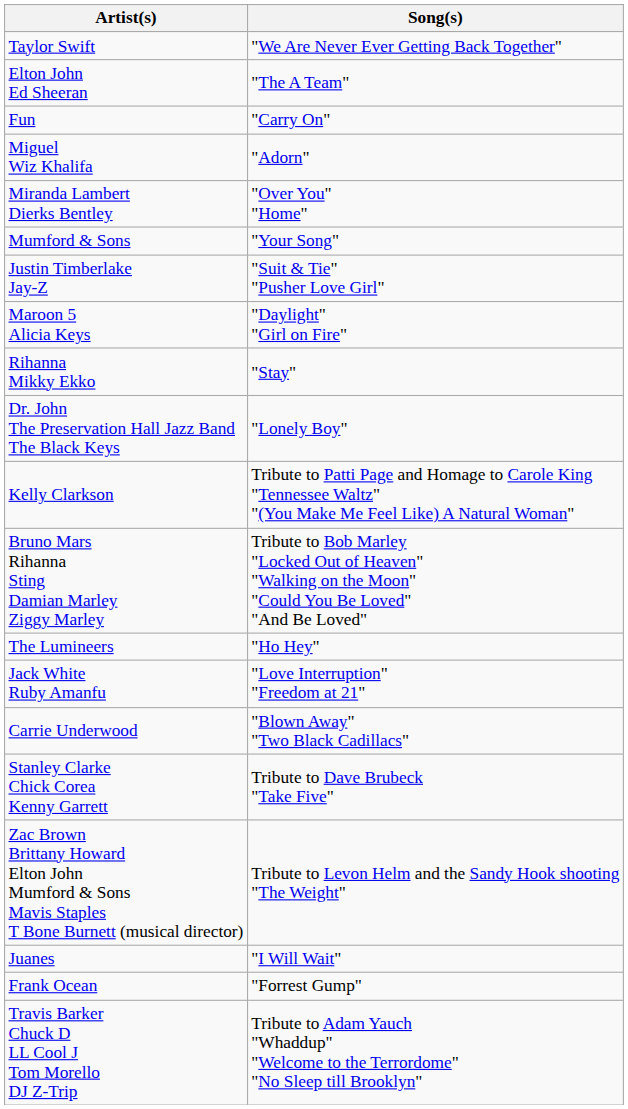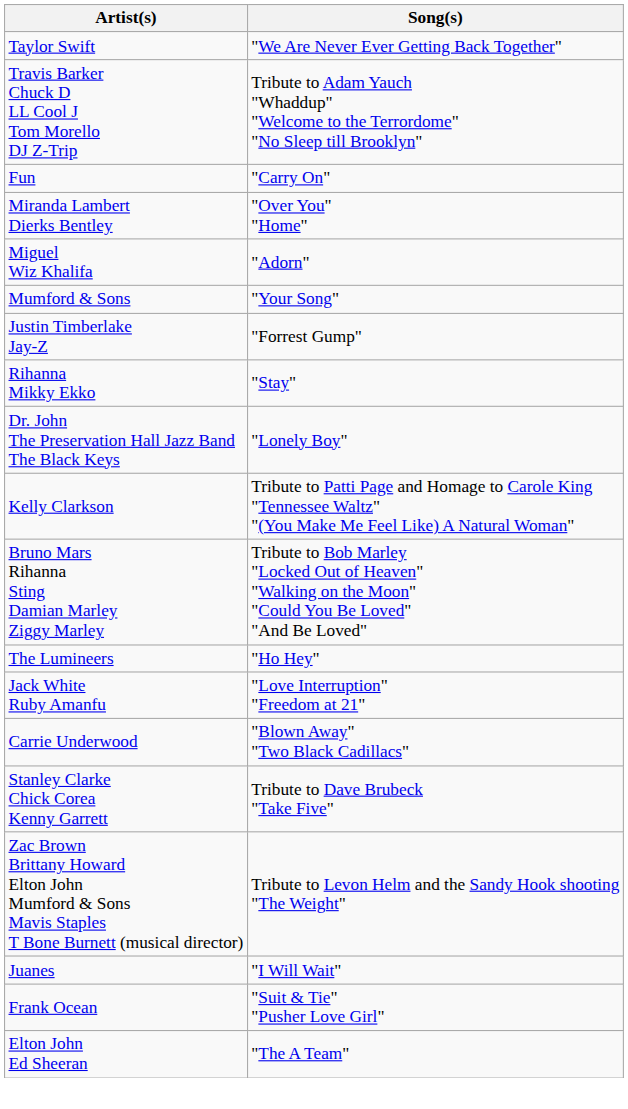rows swapped: (48, 82) <-> (56, 1052)
rows swapped: (69, 203) <-> (51, 156)
(318, 278) "Suit & Tie" "Pusher Love Girl" -> (307, 336) "Forrest Gump"
- row: (50, 324)
(307, 986) "Forrest Gump" -> (318, 1007) "Suit & Tie" "Pusher Love Girl"
